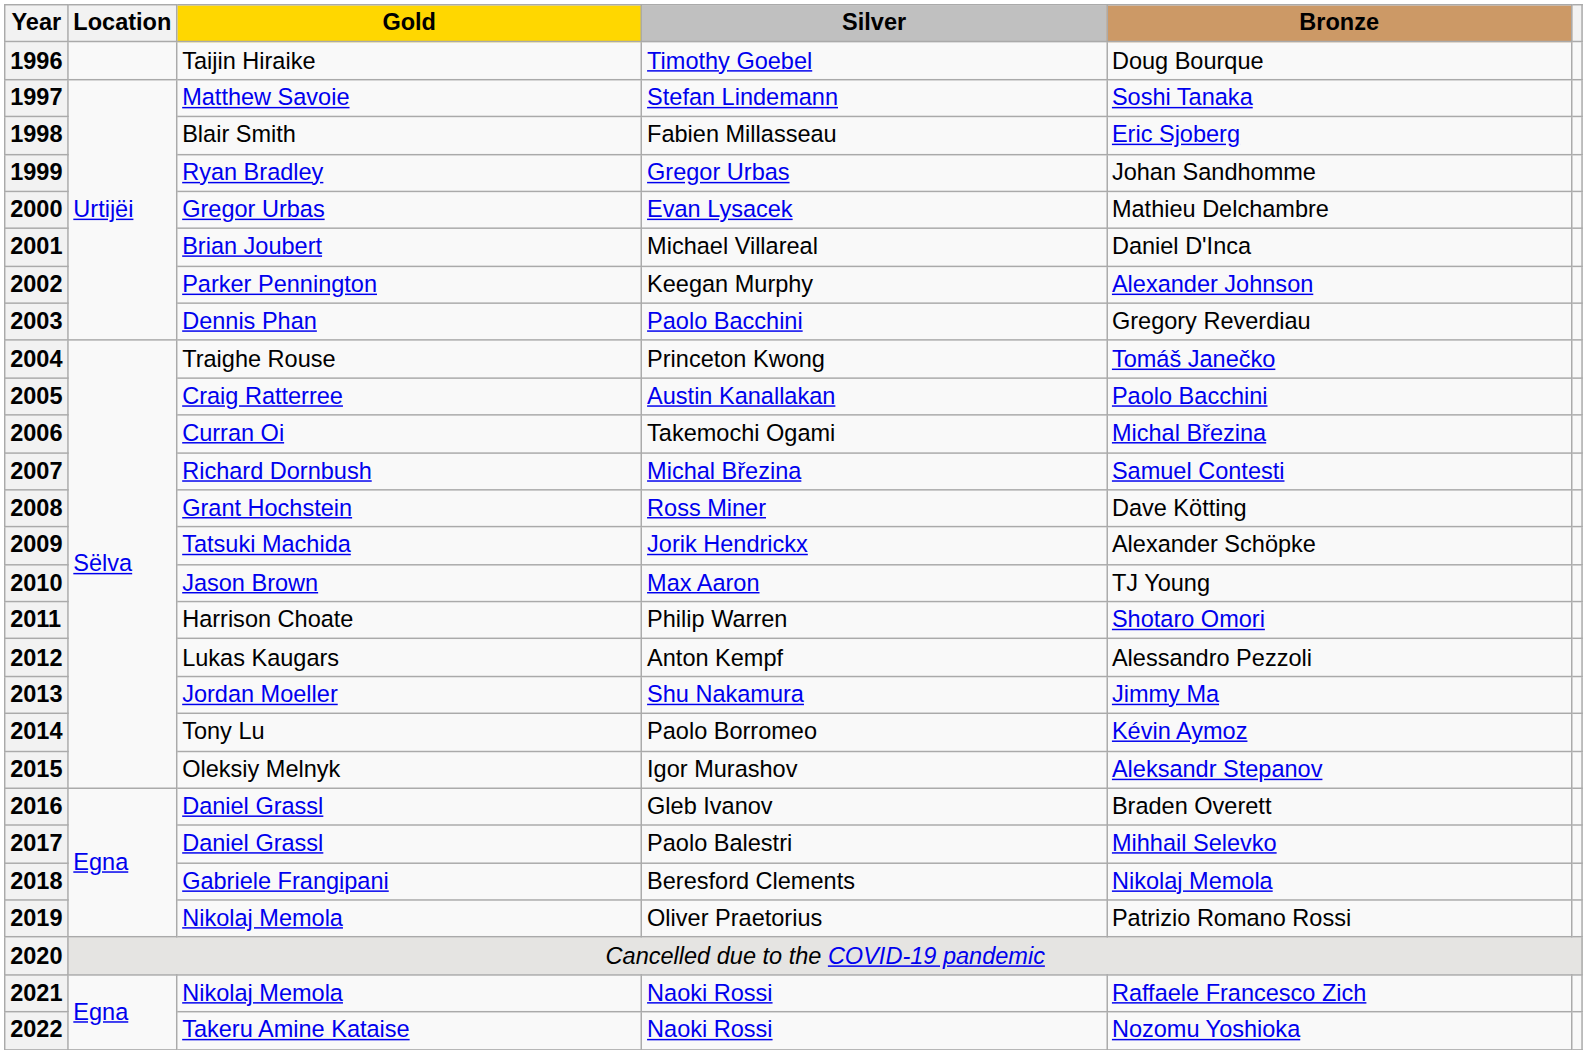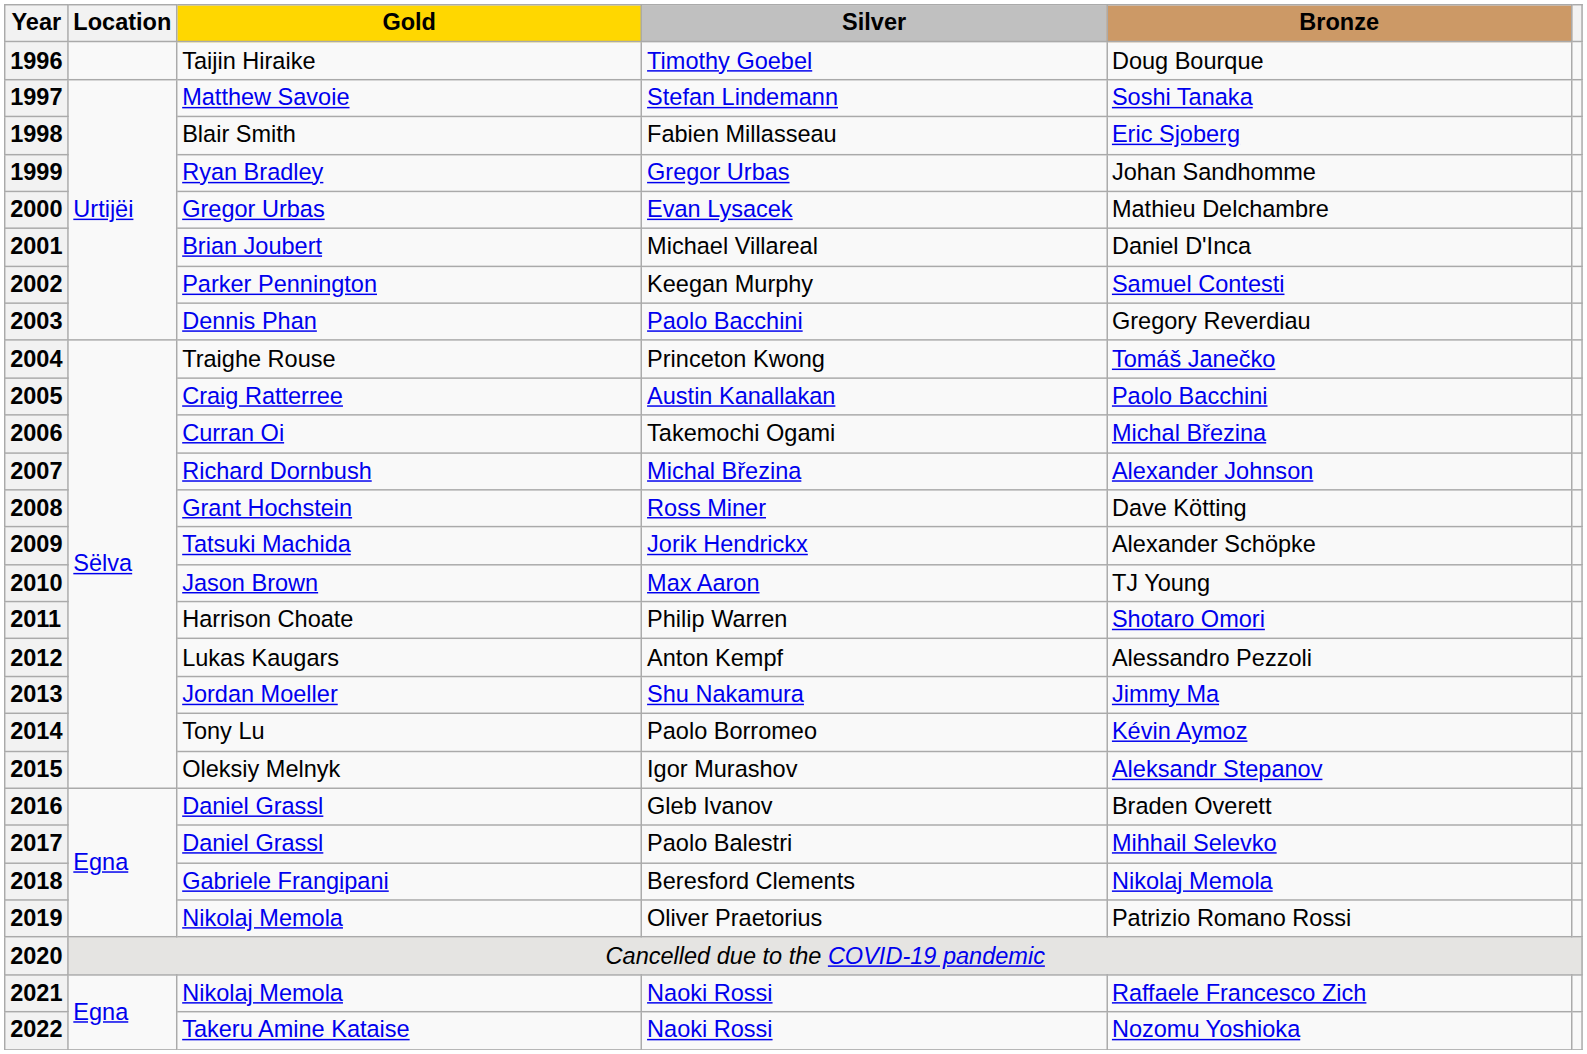(1213, 284) Alexander Johnson -> (1198, 284) Samuel Contesti
(1198, 470) Samuel Contesti -> (1213, 470) Alexander Johnson
